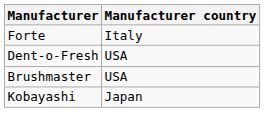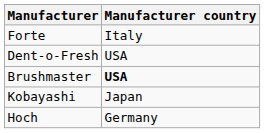(116, 76) normal -> (116, 76) bold
+ row: (23, 118)
